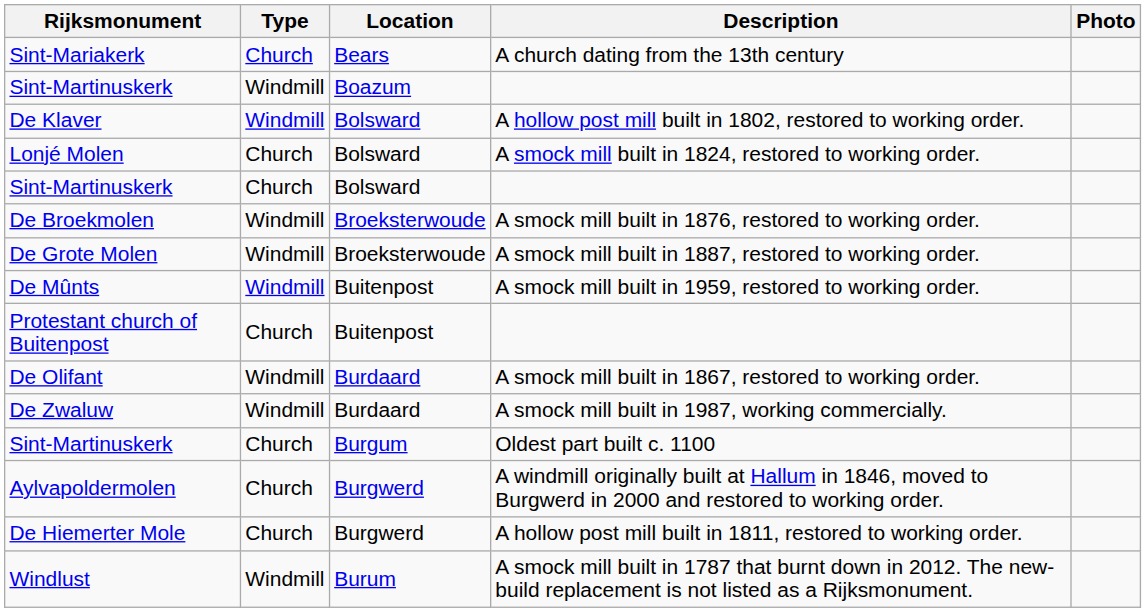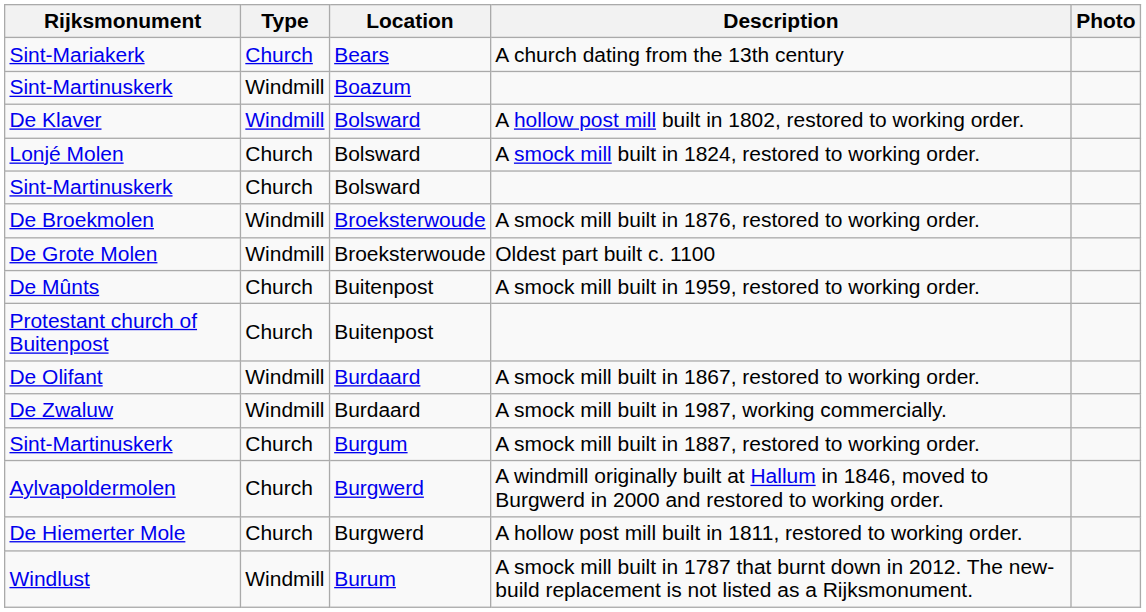(738, 253) A smock mill built in 1887, restored to working order. -> (605, 253) Oldest part built c. 1100
(285, 287) Windmill -> (279, 287) Church
(605, 443) Oldest part built c. 1100 -> (738, 443) A smock mill built in 1887, restored to working order.
